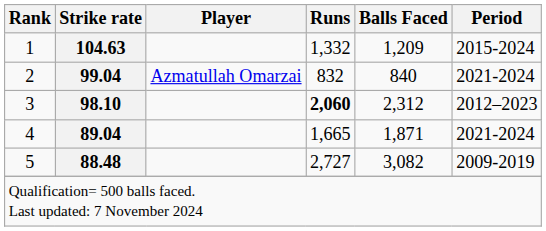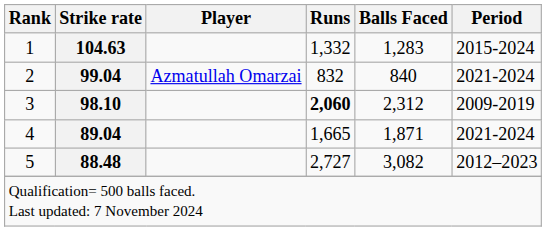(403, 47) 1,209 -> (403, 47) 1,283
(497, 104) 2012–2023 -> (495, 104) 2009-2019
(495, 162) 2009-2019 -> (497, 162) 2012–2023
